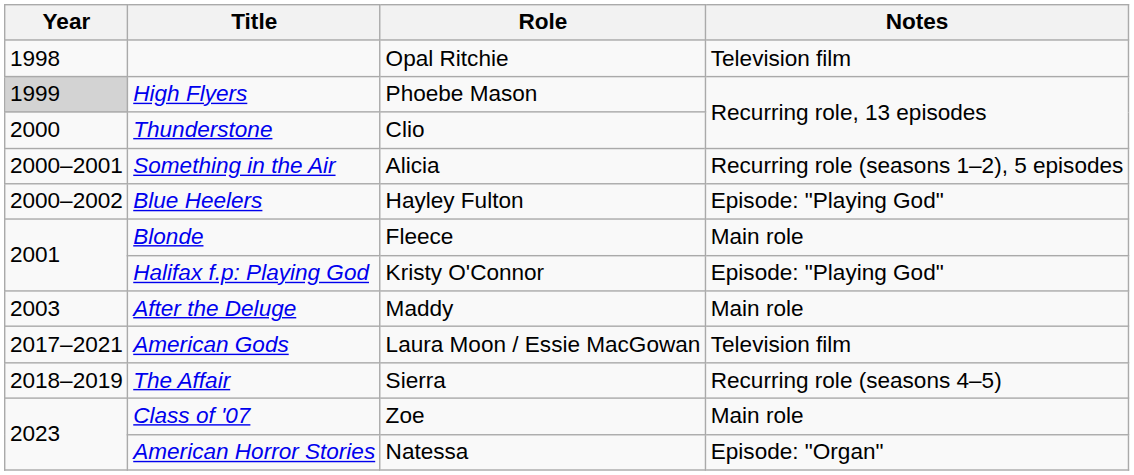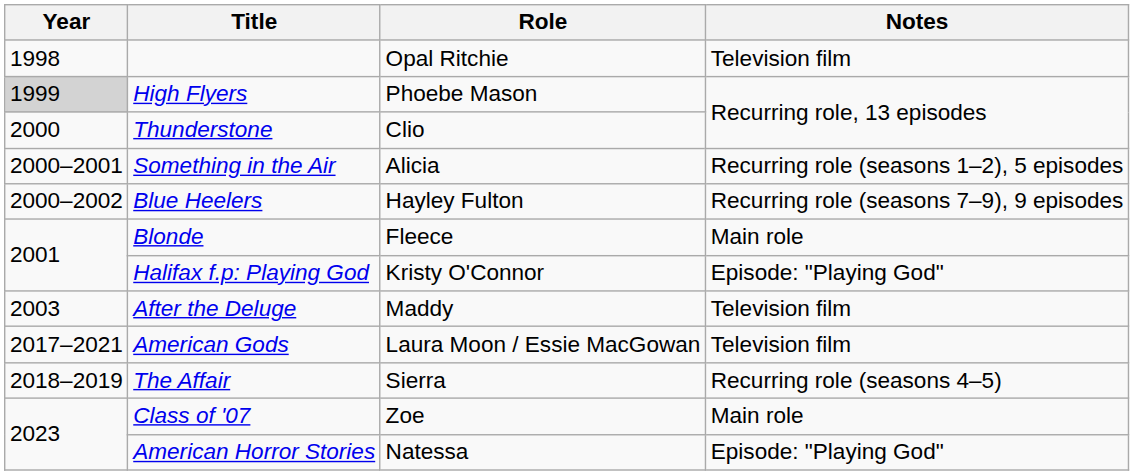(827, 201) Episode: "Playing God" -> (917, 201) Recurring role (seasons 7–9), 9 episodes
(757, 308) Main role -> (781, 308) Television film
(797, 451) Episode: "Organ" -> (827, 451) Episode: "Playing God"
